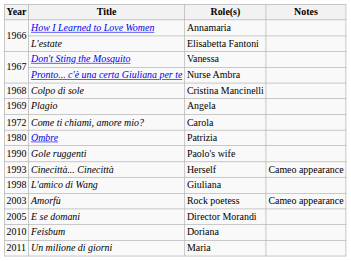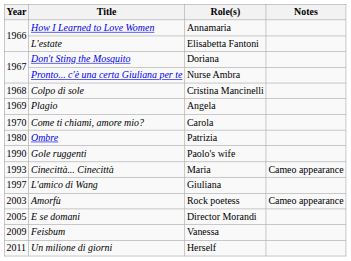(203, 59) Vanessa -> (203, 59) Doriana
(17, 122) 1972 -> (17, 122) 1970
(202, 169) Herself -> (199, 169) Maria
(17, 185) 1998 -> (17, 185) 1997
(17, 232) 2010 -> (17, 232) 2009
(203, 232) Doriana -> (203, 232) Vanessa
(199, 248) Maria -> (202, 248) Herself
